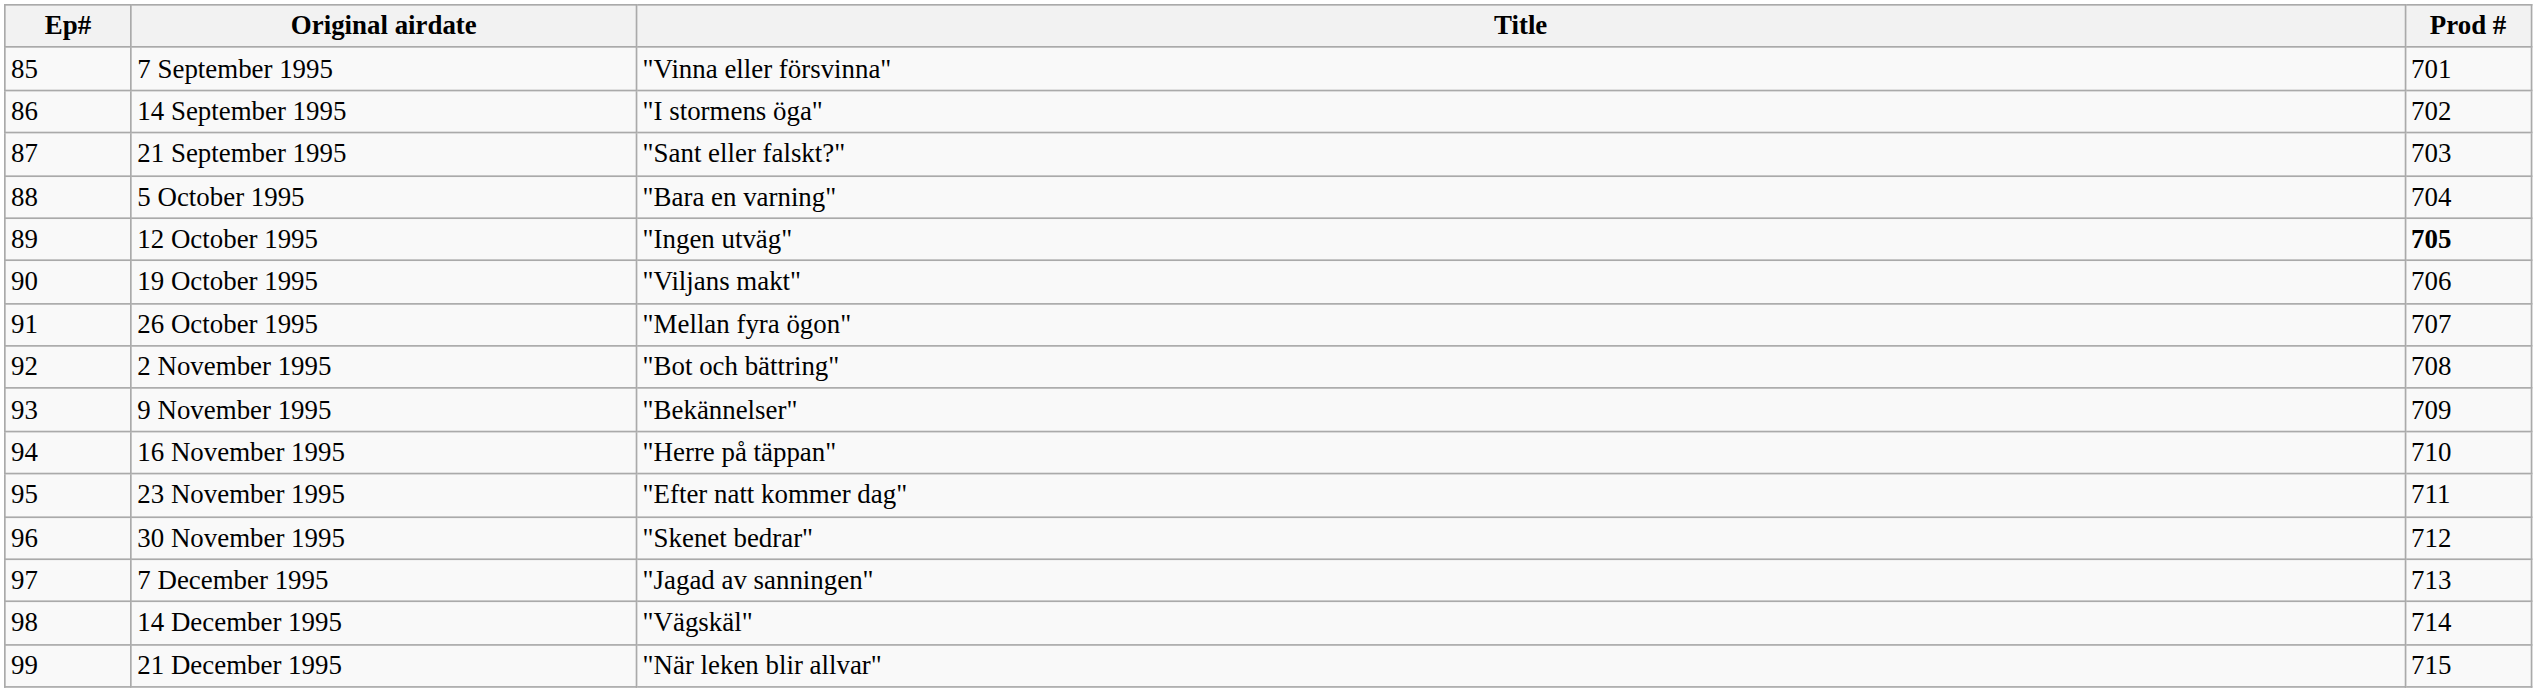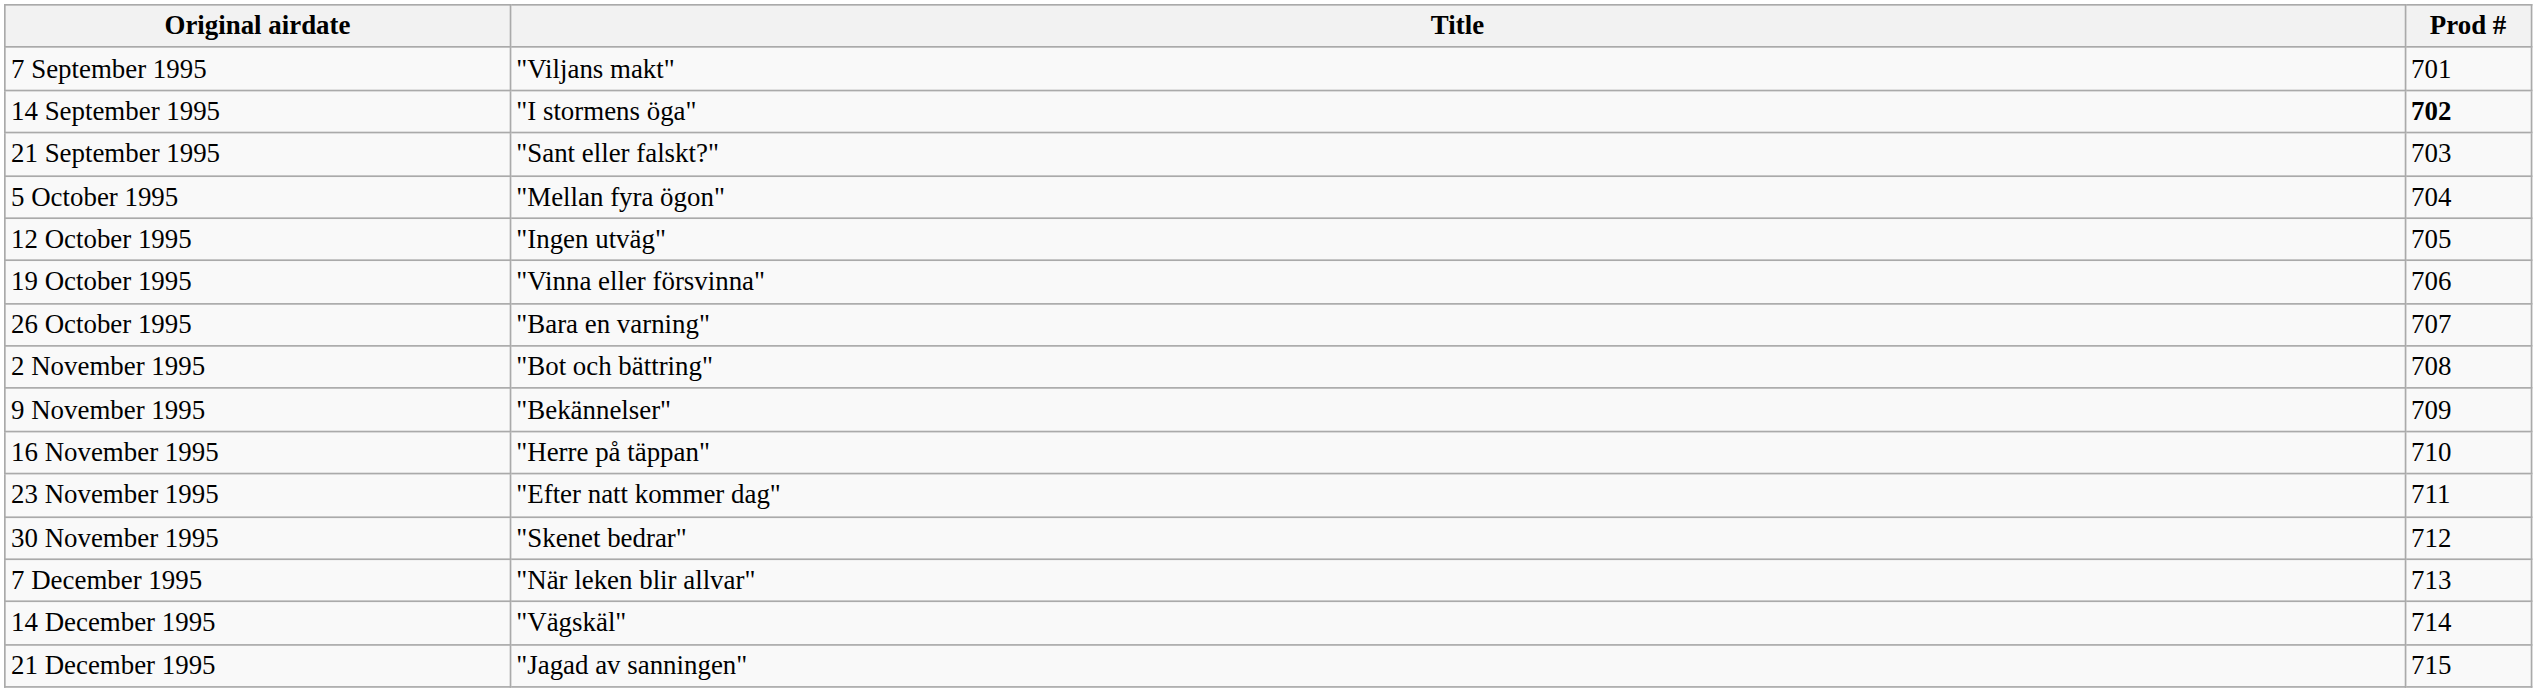- column: (68, 25)
(767, 68) "Vinna eller försvinna" -> (596, 68) "Viljans makt"
(2431, 111) normal -> (2431, 111) bold
(739, 196) "Bara en varning" -> (621, 196) "Mellan fyra ögon"
(2431, 238) bold -> (2431, 238) normal
(722, 281) "Viljans makt" -> (641, 281) "Vinna eller försvinna"
(747, 324) "Mellan fyra ögon" -> (613, 324) "Bara en varning"
(758, 580) "Jagad av sanningen" -> (636, 580) "När leken blir allvar"
(762, 665) "När leken blir allvar" -> (632, 665) "Jagad av sanningen"
